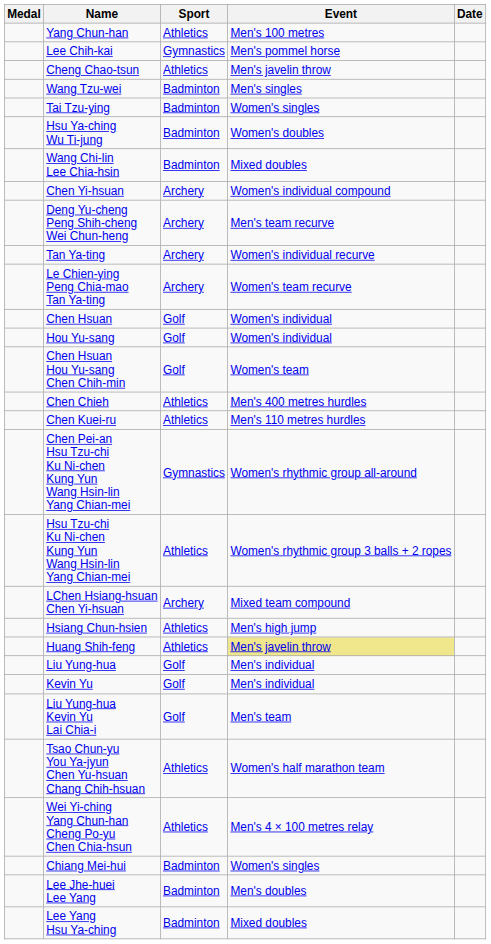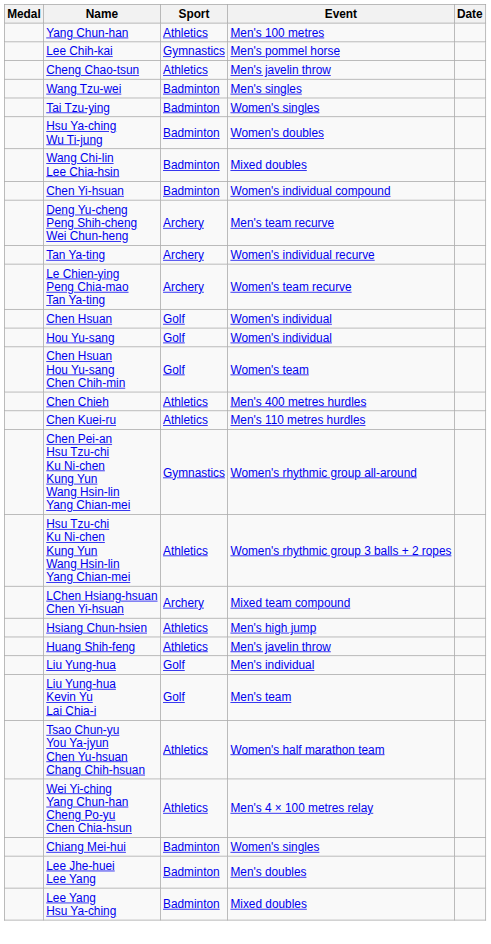(183, 191) Archery -> (191, 191) Badminton
(281, 647) khaki background -> (281, 647) no background
- row: (70, 684)
